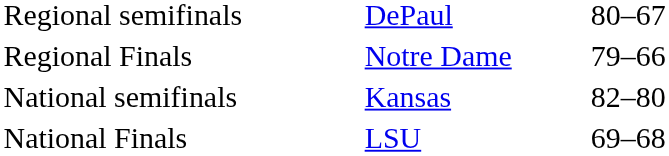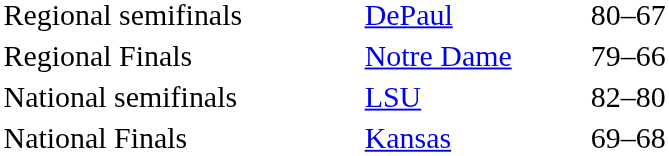(408, 97) Kansas -> (393, 97) LSU
(393, 138) LSU -> (408, 138) Kansas
